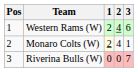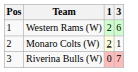- column: (119, 12)
